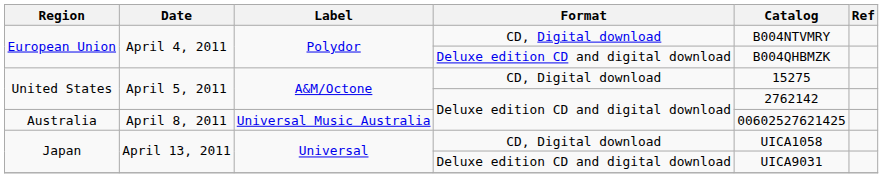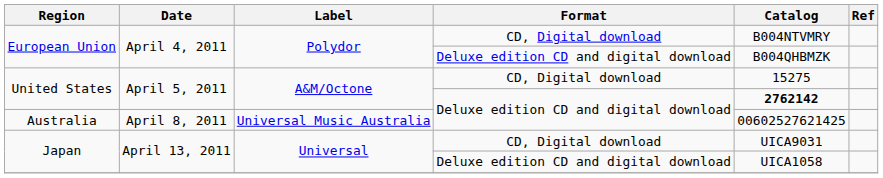(791, 99) normal -> (791, 99) bold
(791, 141) UICA1058 -> (791, 141) UICA9031
(791, 162) UICA9031 -> (791, 162) UICA1058
